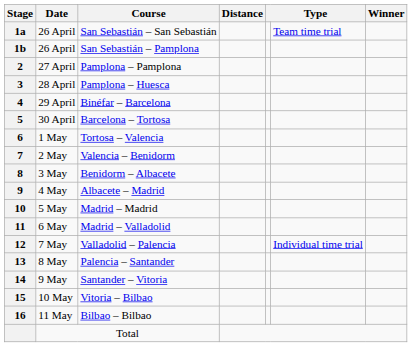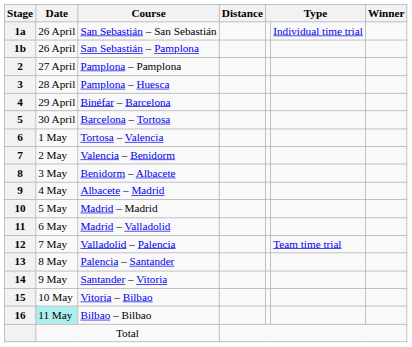(307, 31) Team time trial -> (318, 31) Individual time trial
(318, 244) Individual time trial -> (307, 244) Team time trial
(55, 315) no background -> (55, 315) paleturquoise background
